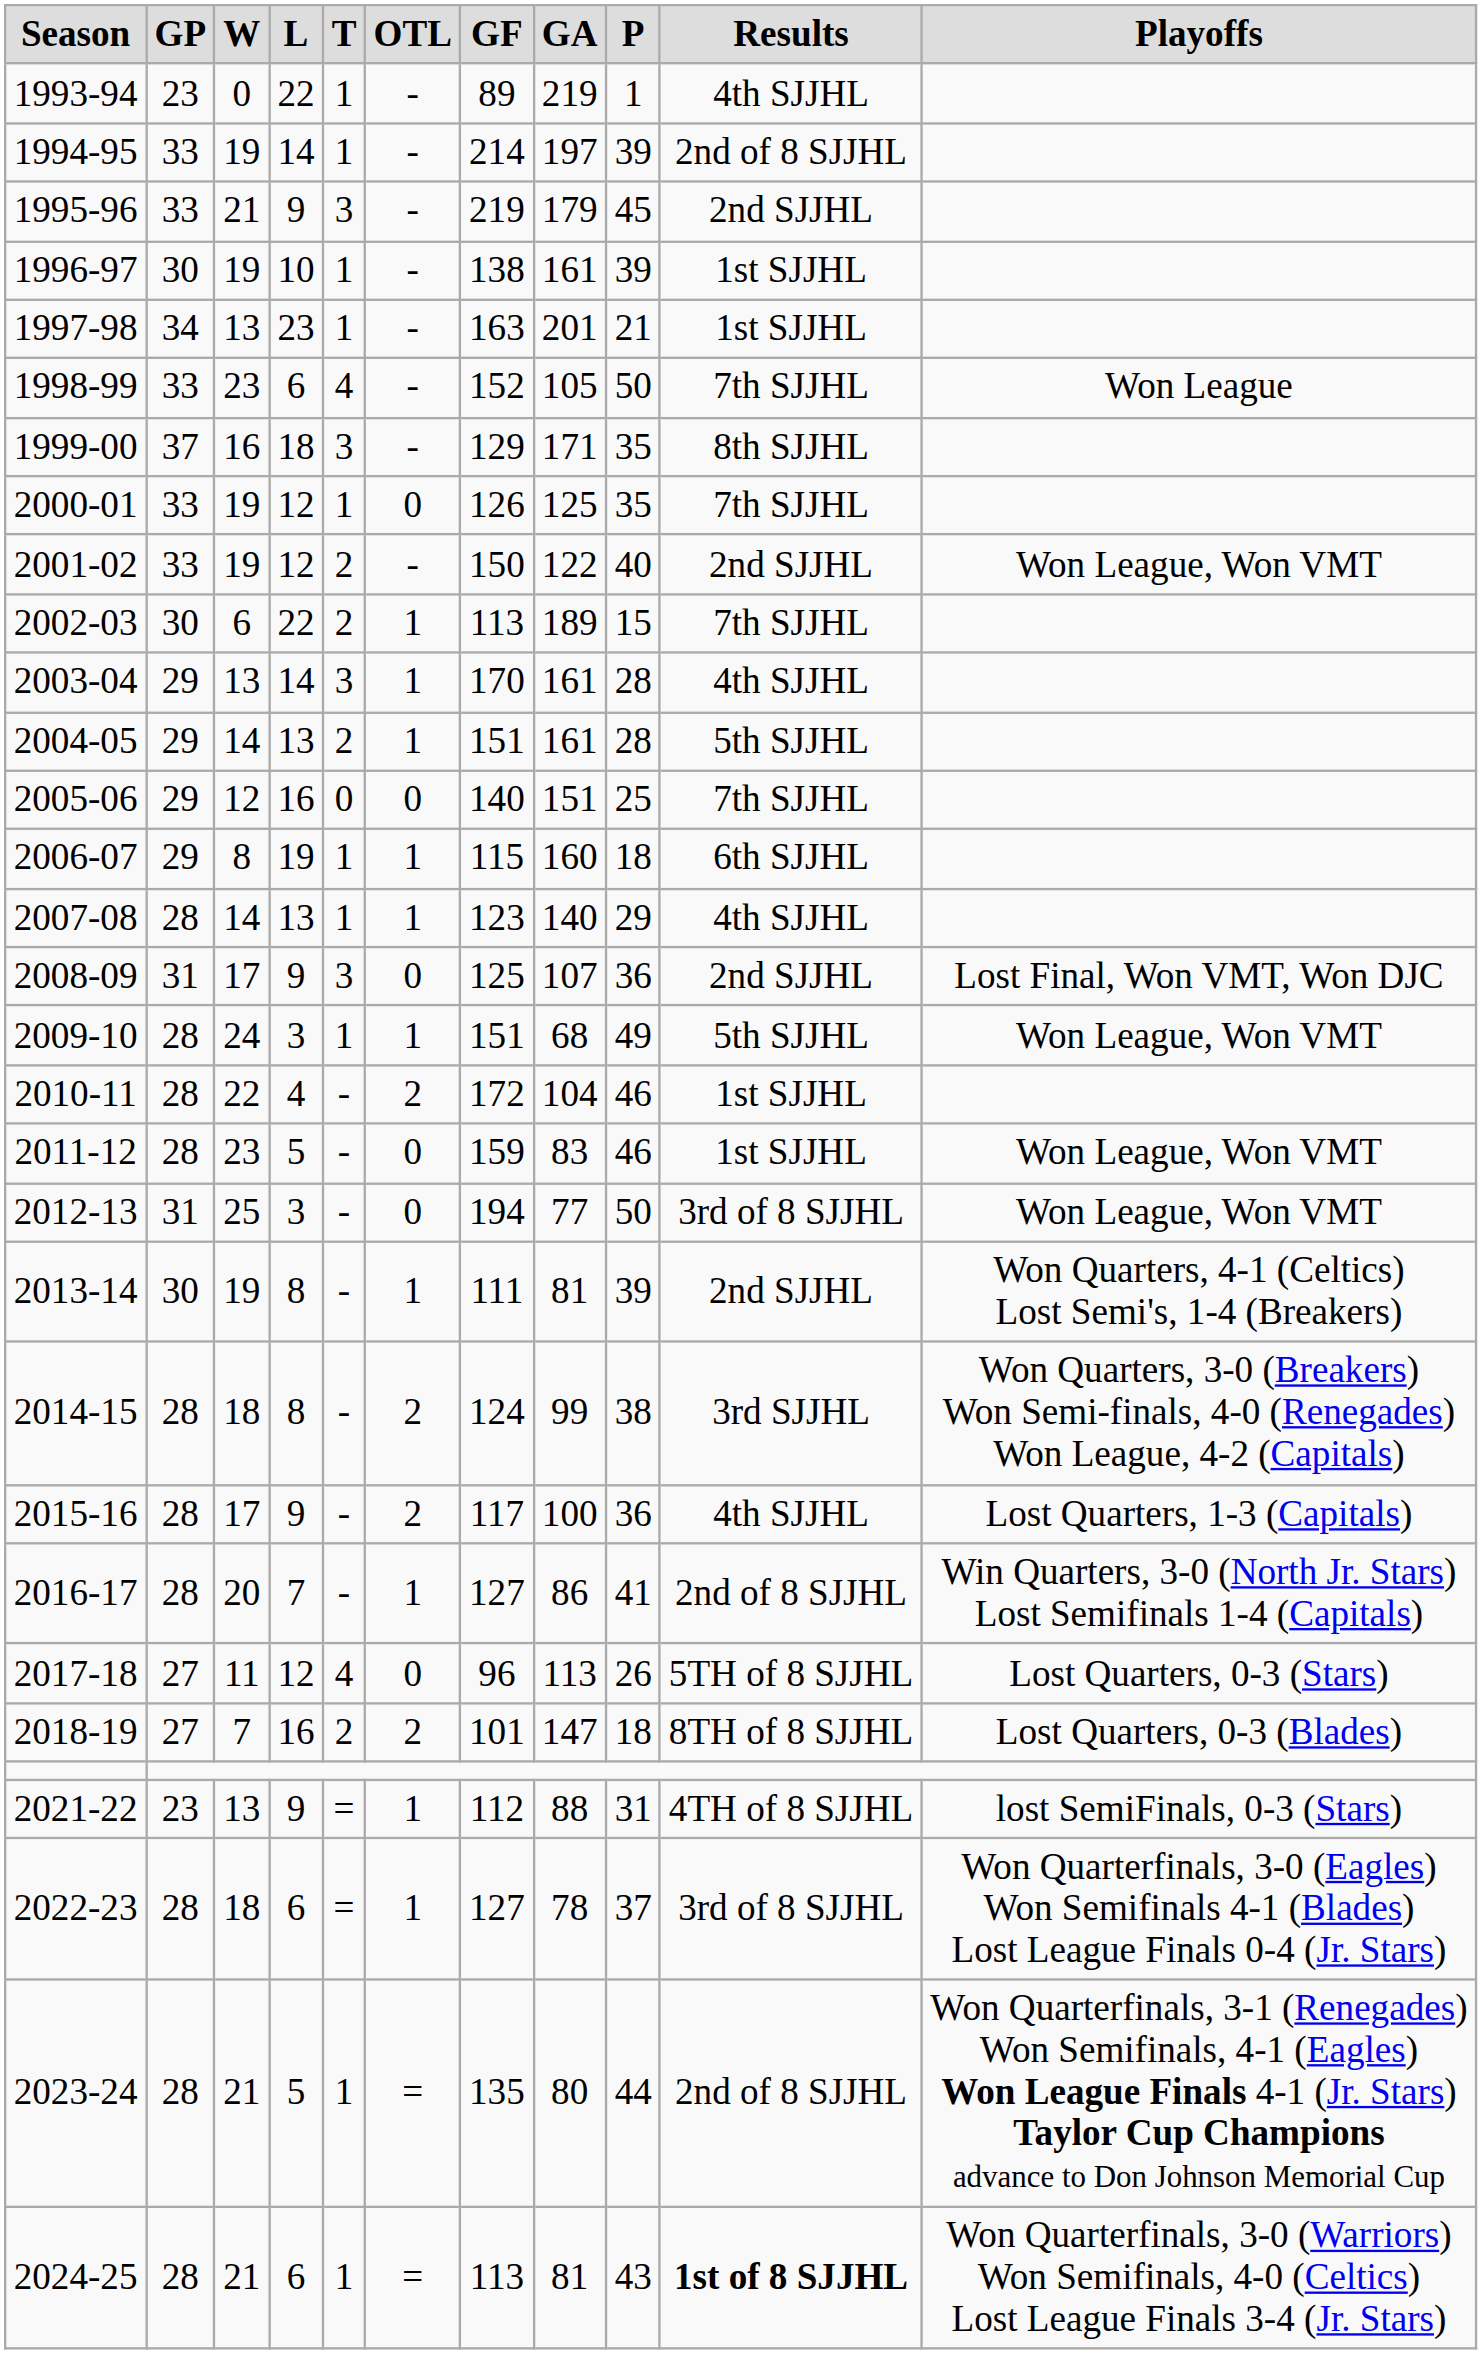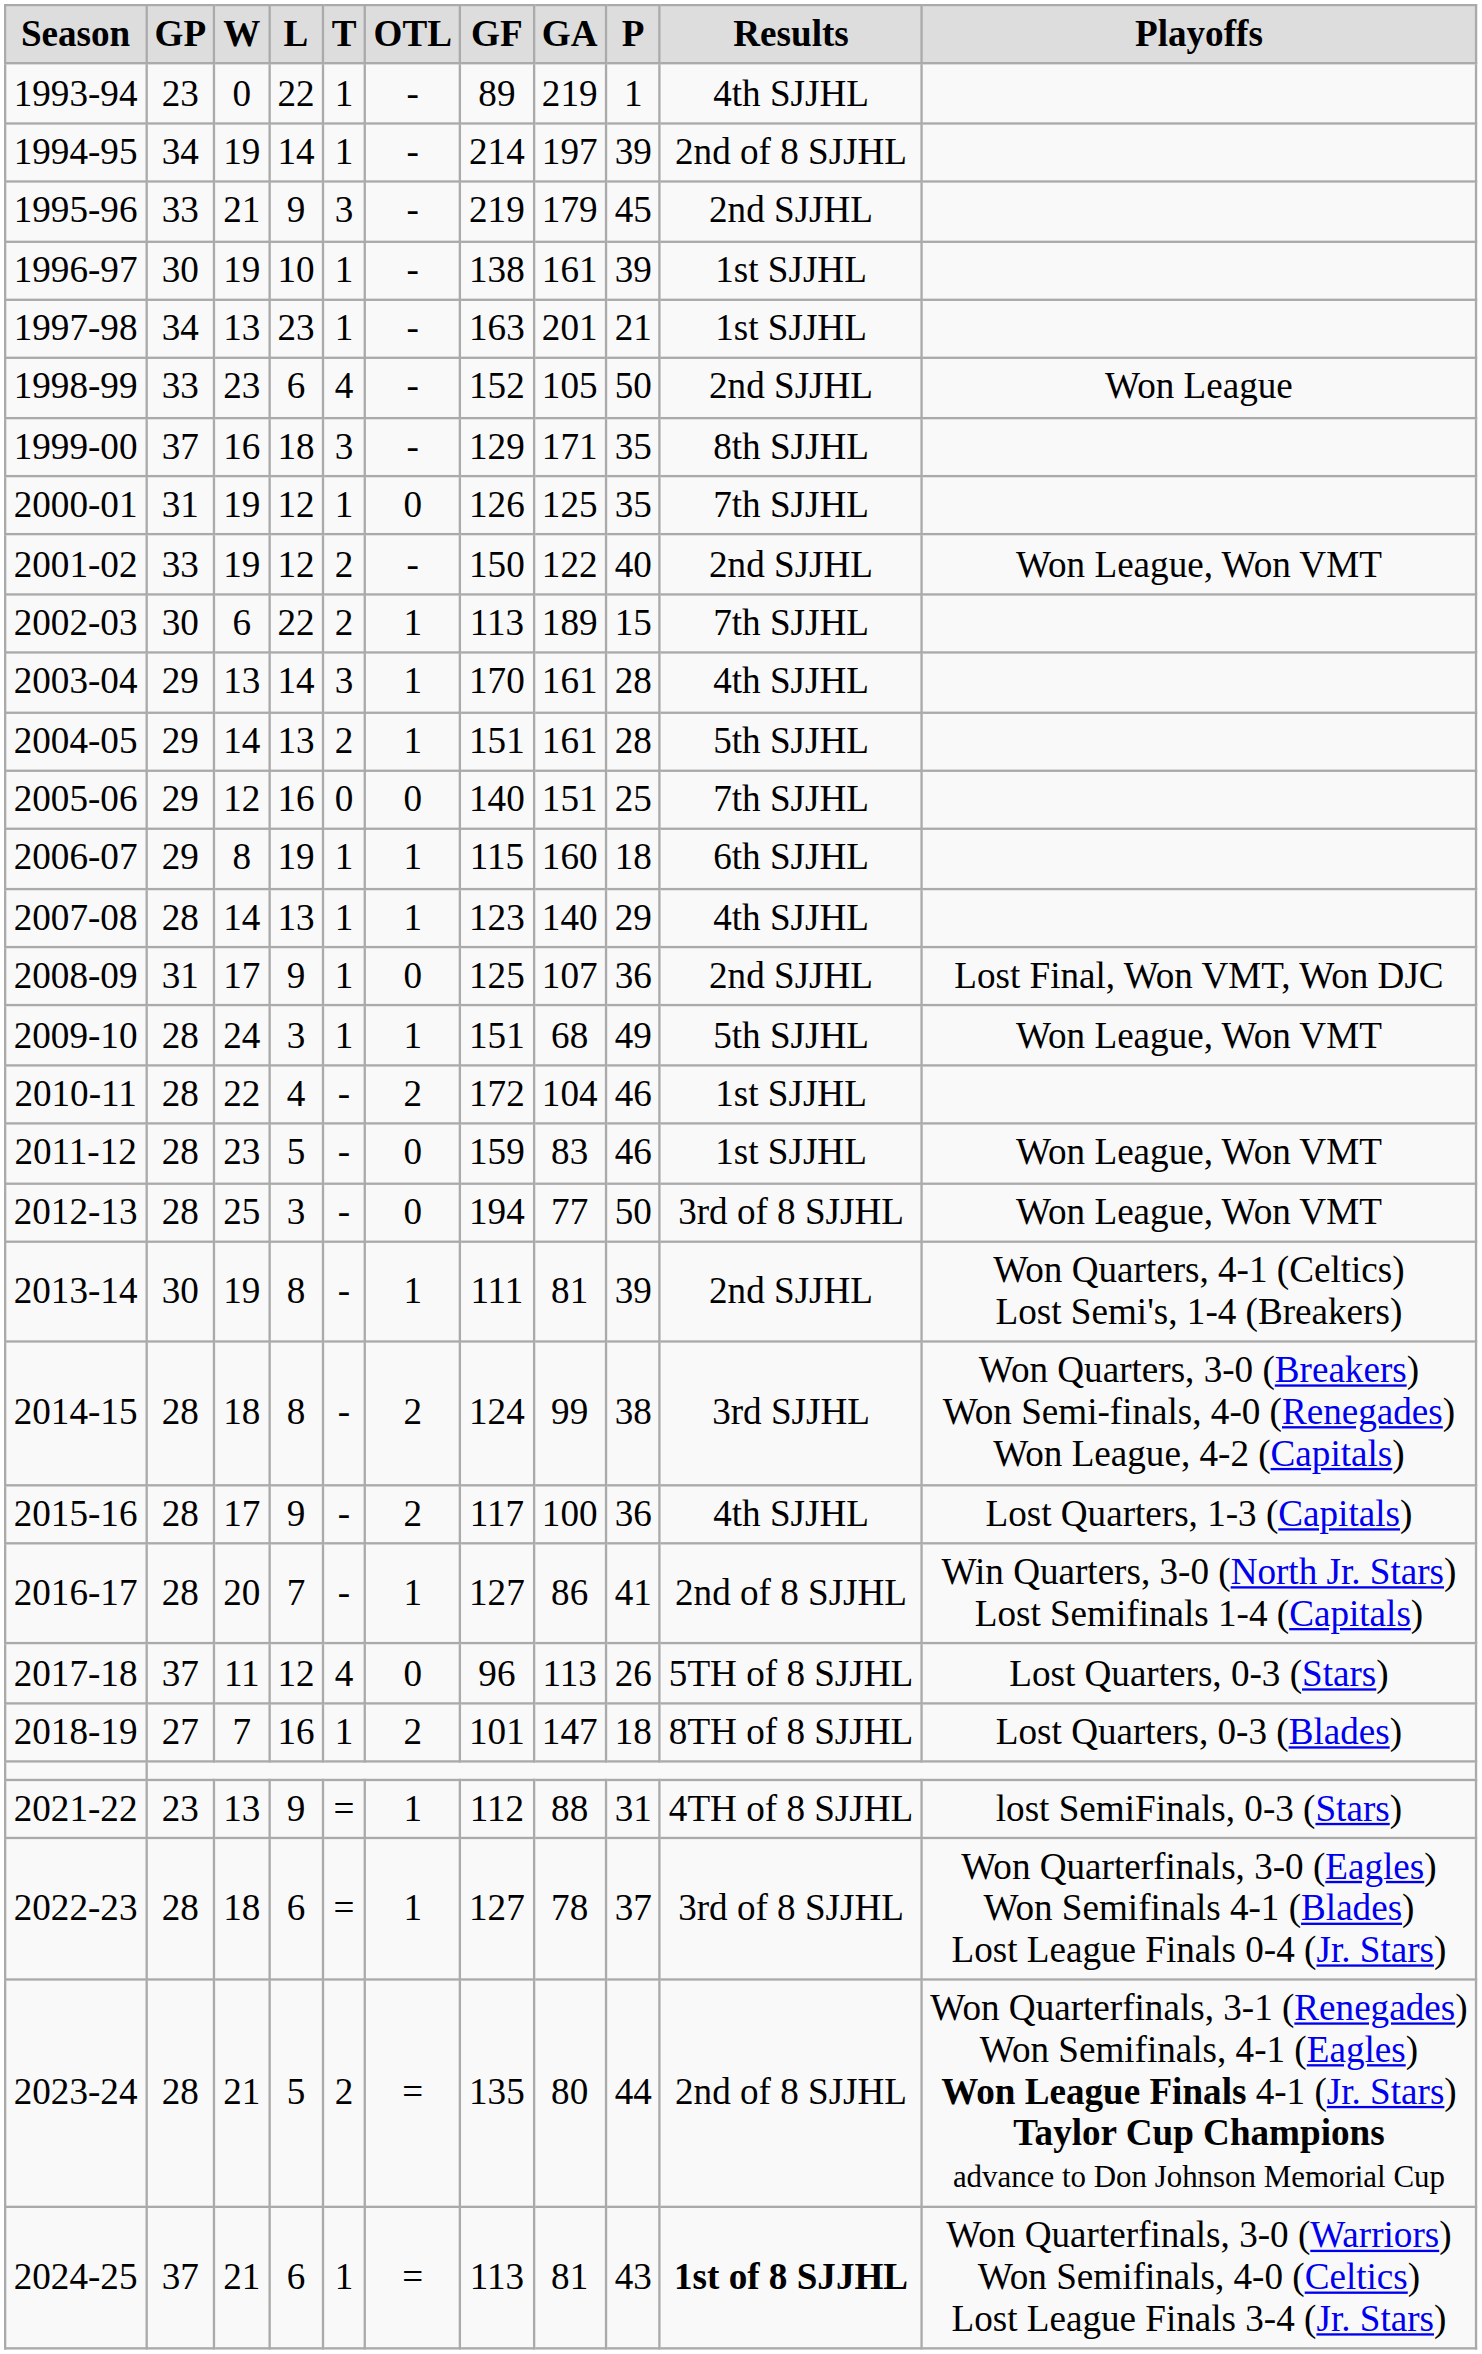(180, 151) 33 -> (180, 151) 34
(791, 387) 7th SJJHL -> (791, 387) 2nd SJJHL
(180, 504) 33 -> (180, 504) 31
(344, 975) 3 -> (344, 975) 1
(180, 1211) 31 -> (180, 1211) 28
(180, 1672) 27 -> (180, 1672) 37
(344, 1731) 2 -> (344, 1731) 1
(344, 2092) 1 -> (344, 2092) 2
(180, 2276) 28 -> (180, 2276) 37
